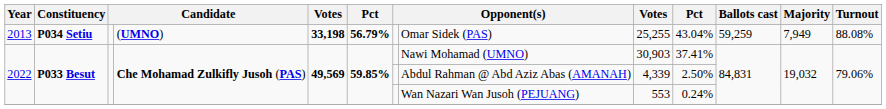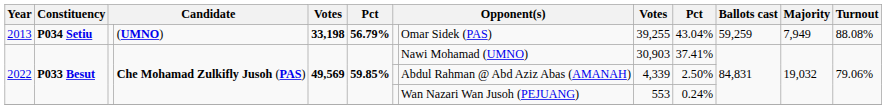(653, 34) 25,255 -> (653, 34) 39,255
